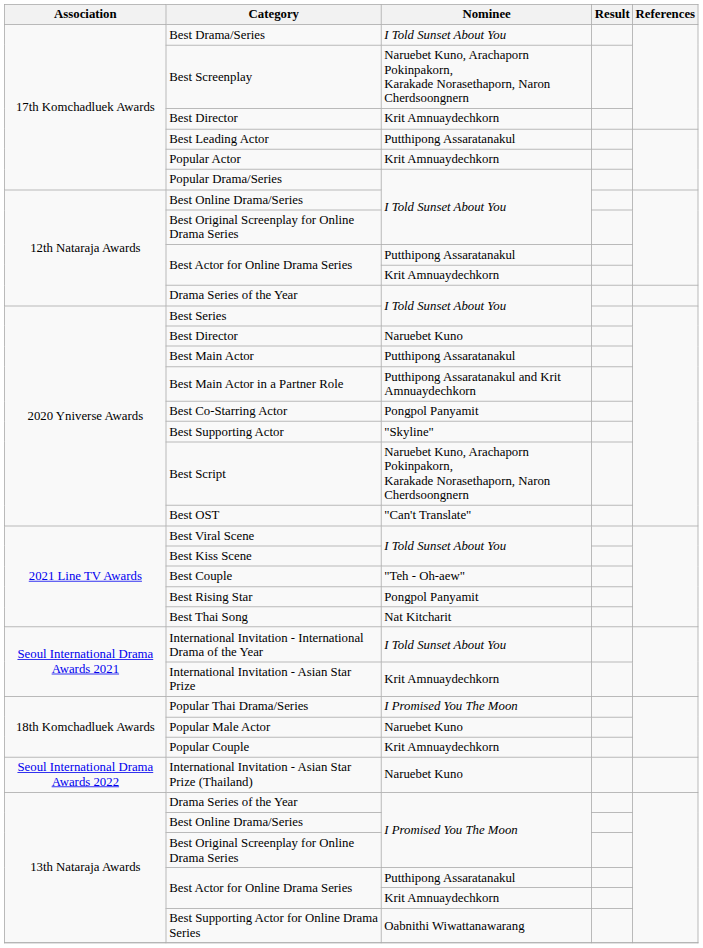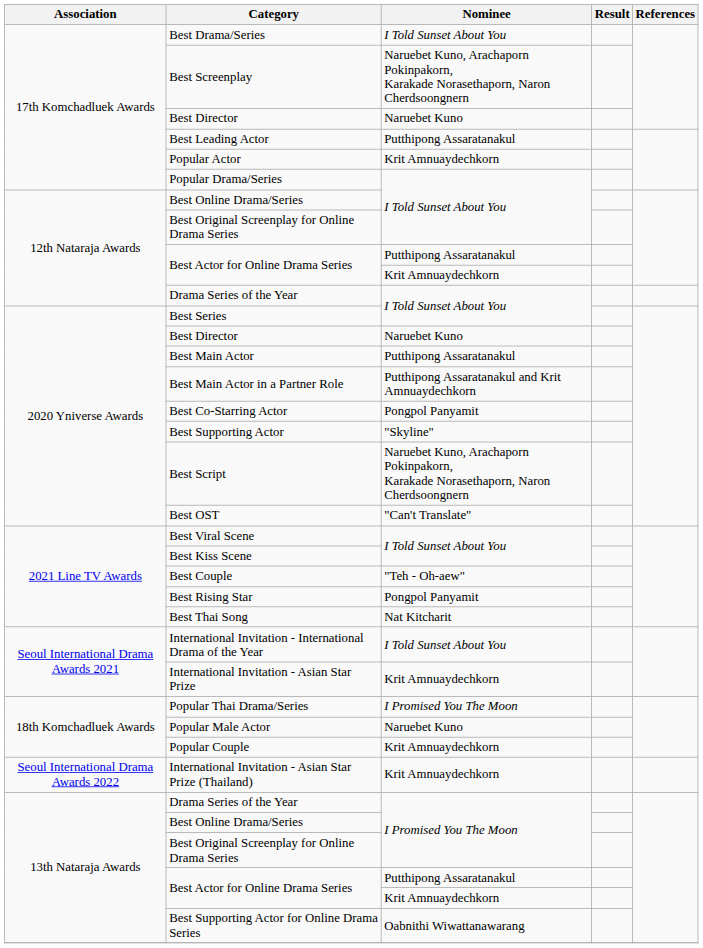(442, 118) Krit Amnuaydechkorn -> (424, 118) Naruebet Kuno
(424, 774) Naruebet Kuno -> (442, 774) Krit Amnuaydechkorn
